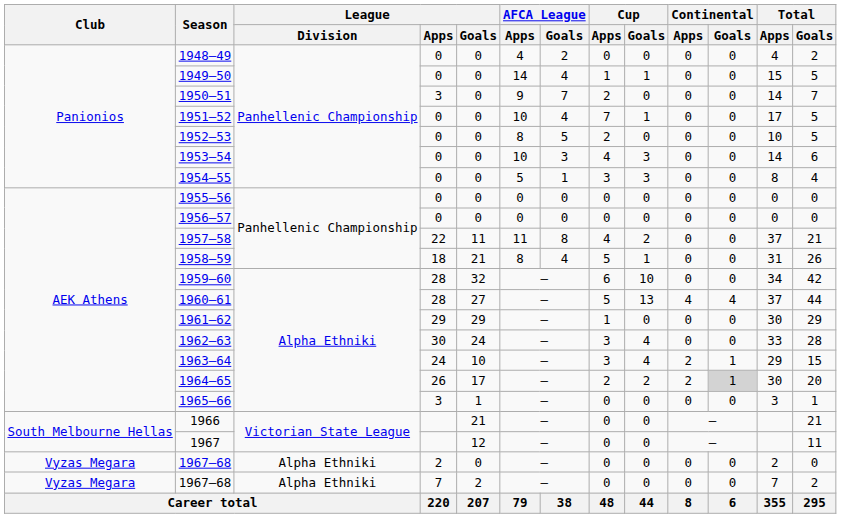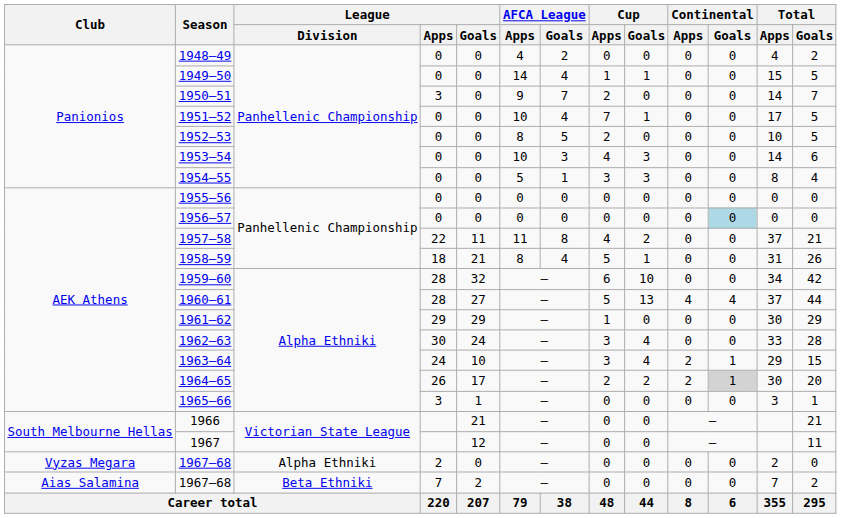(732, 218) no background -> (732, 218) lightblue background
(90, 482) Vyzas Megara -> (90, 482) Aias Salamina
(327, 482) Alpha Ethniki -> (327, 482) Beta Ethniki
